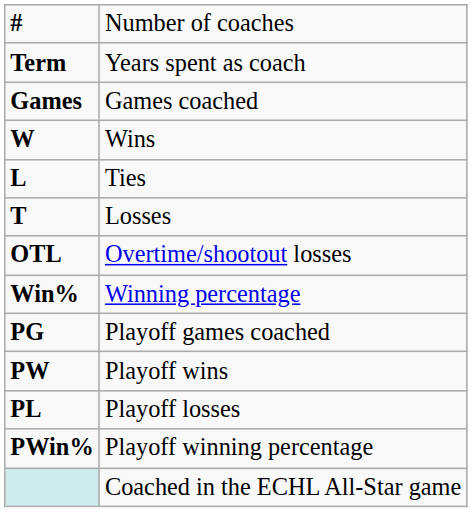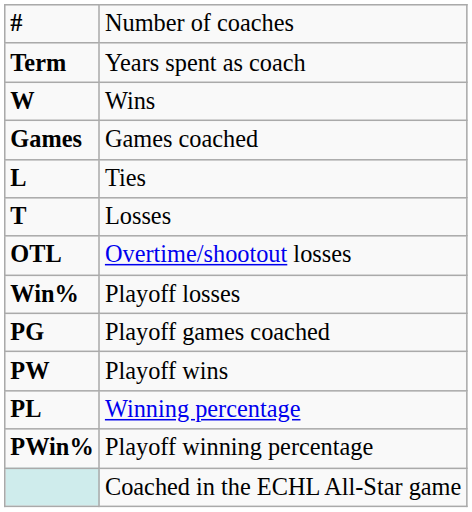rows swapped: (46, 100) <-> (23, 139)
(203, 293) Winning percentage -> (173, 293) Playoff losses
(173, 409) Playoff losses -> (203, 409) Winning percentage
